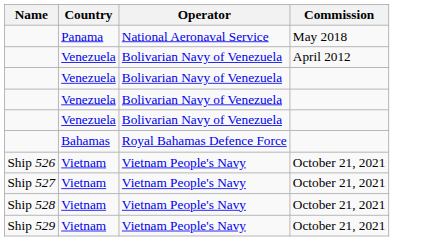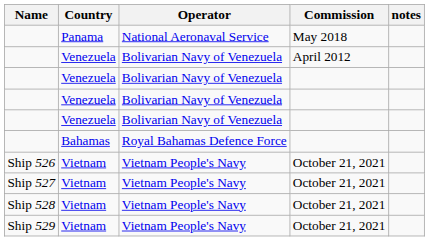+ column: (406, 15)
